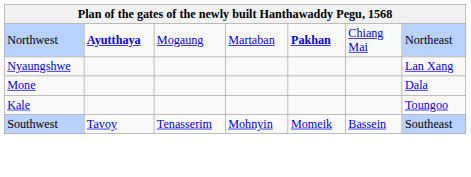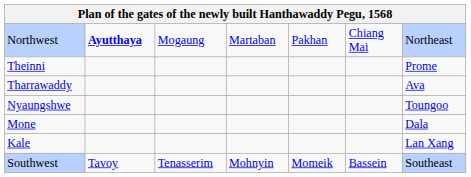(311, 40) bold -> (309, 40) normal
+ row: (26, 66)
+ row: (40, 85)
(429, 66) Lan Xang -> (427, 104) Toungoo
(427, 104) Toungoo -> (429, 143) Lan Xang
